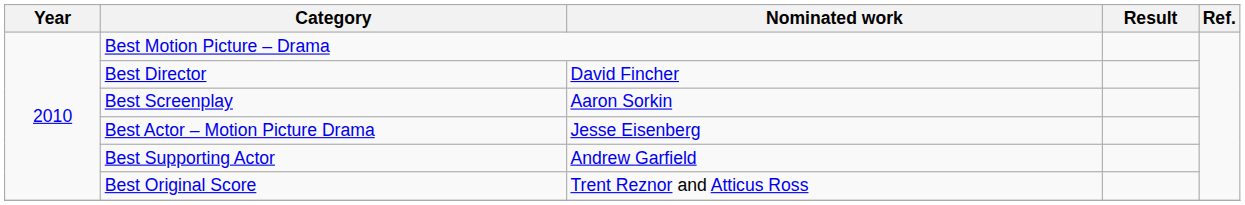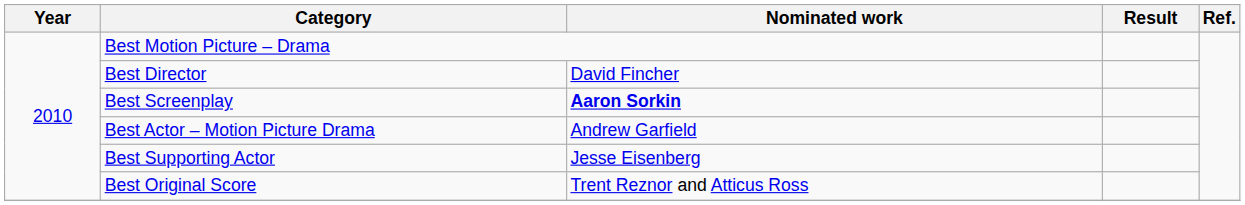(621, 102) normal -> (626, 102) bold
(635, 130) Jesse Eisenberg -> (634, 130) Andrew Garfield
(634, 158) Andrew Garfield -> (635, 158) Jesse Eisenberg
